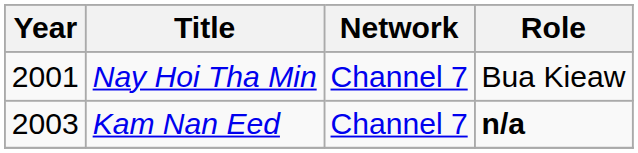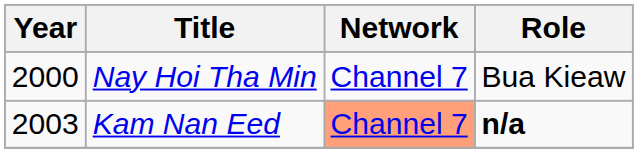(45, 76) 2001 -> (45, 76) 2000
(399, 123) no background -> (399, 123) lightsalmon background
